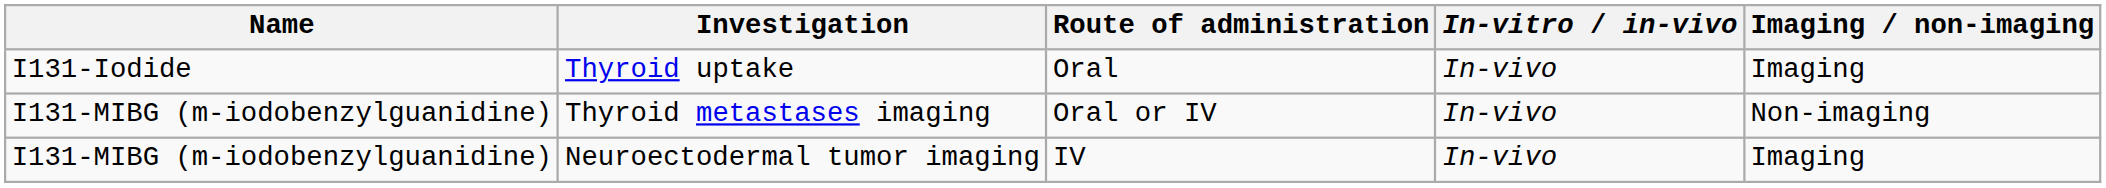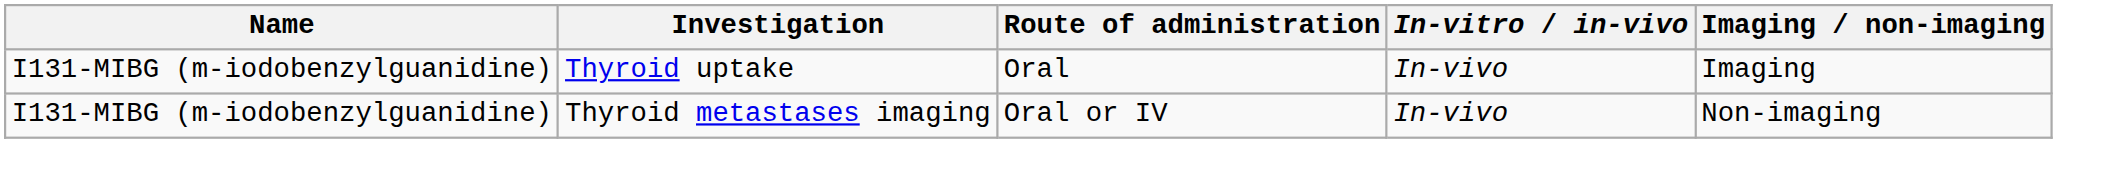(102, 72) I131-Iodide -> (282, 72) I131-MIBG (m-iodobenzylguanidine)
- row: (802, 160)
